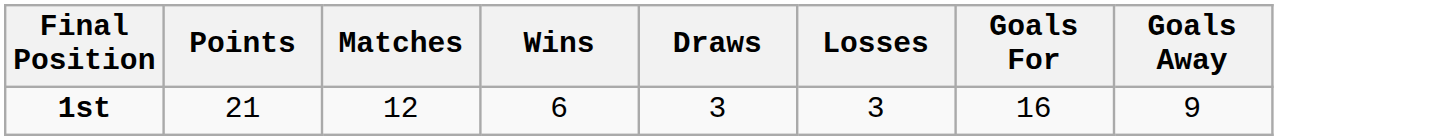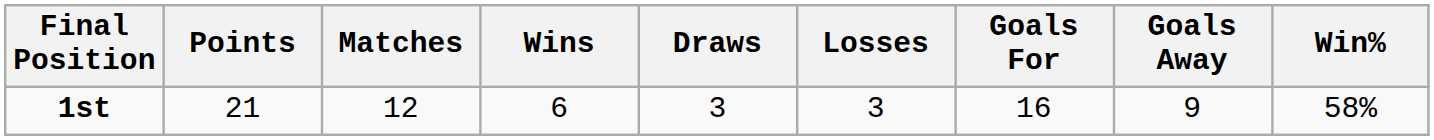+ column: (1350, 46)
